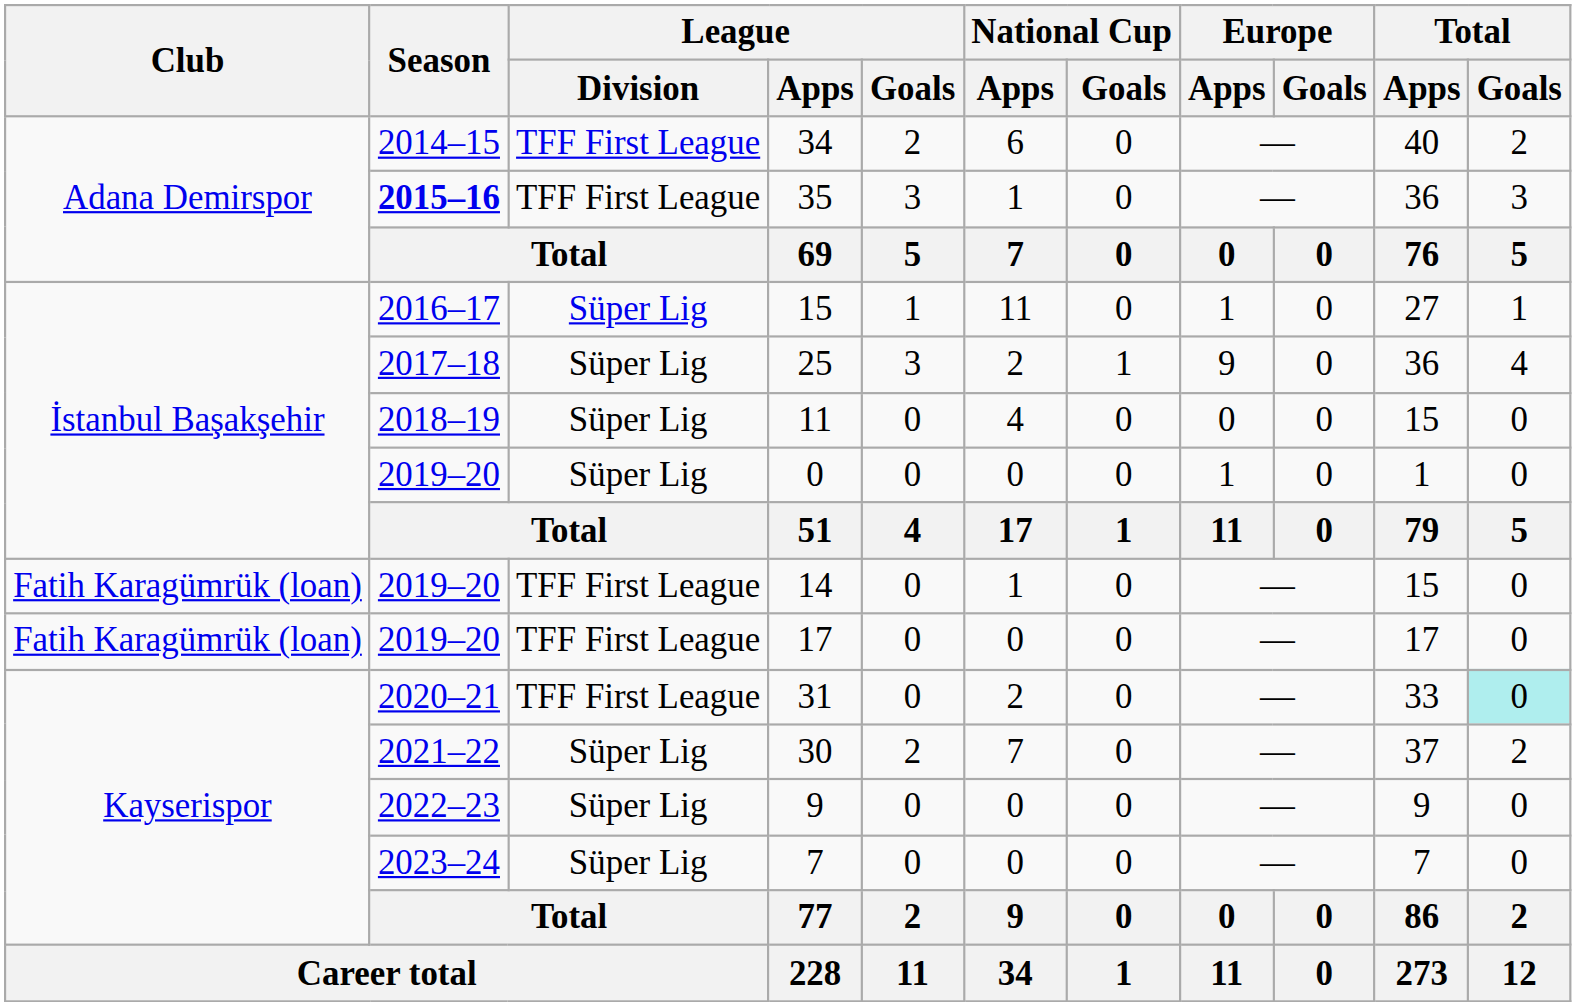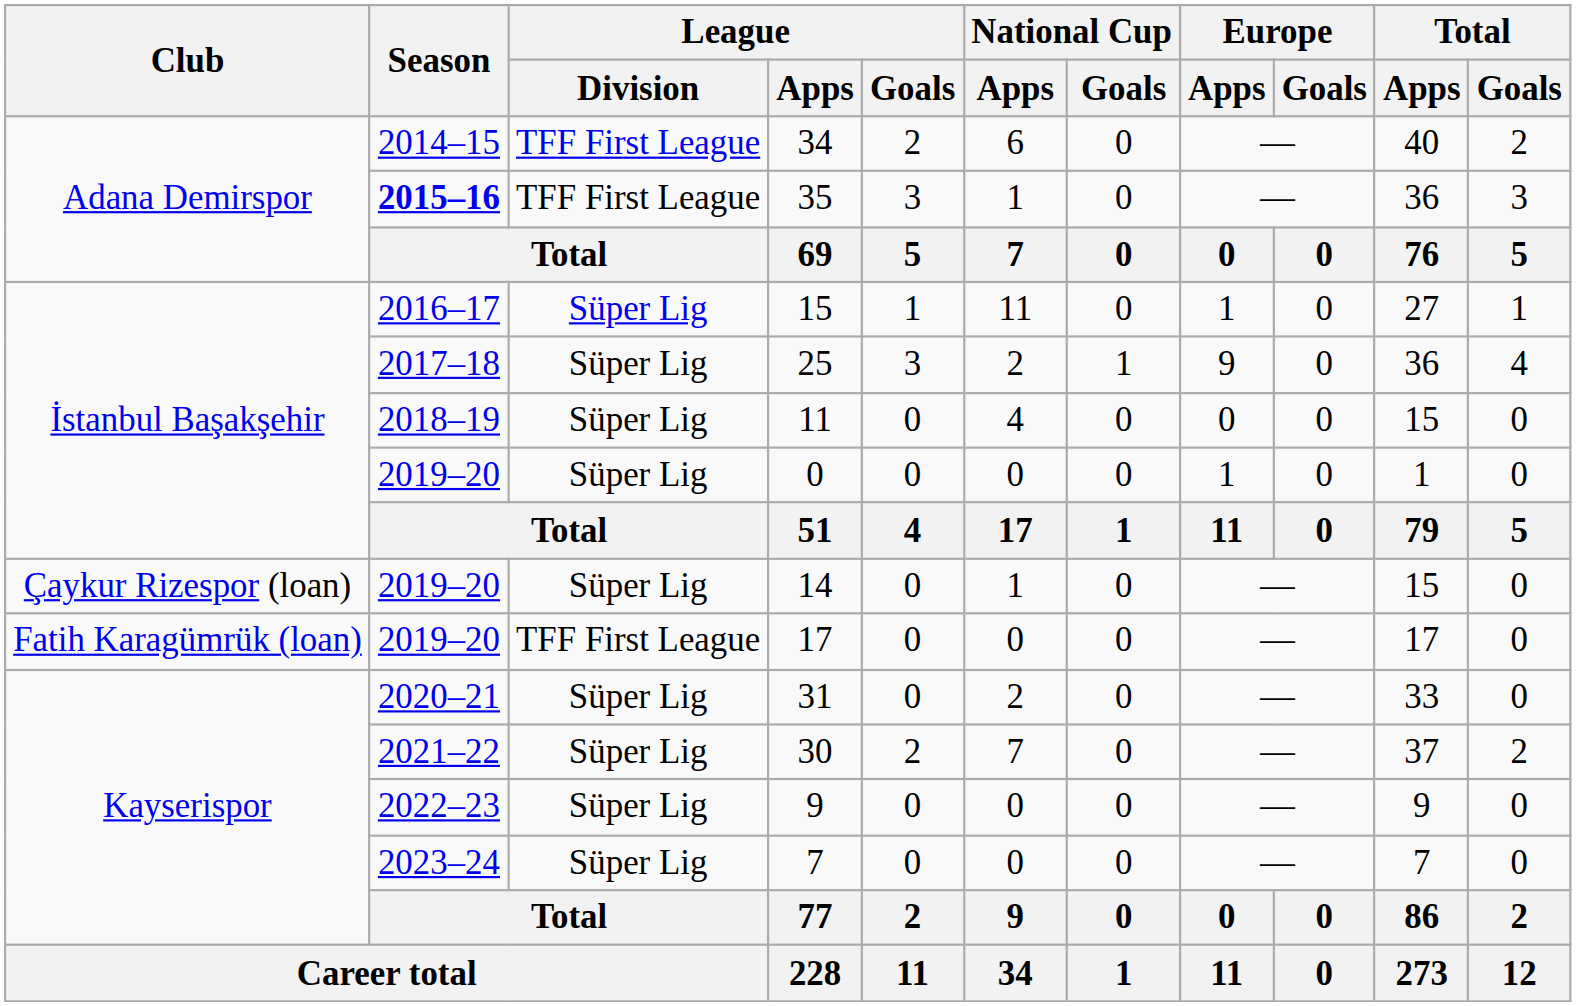(187, 585) Fatih Karagümrük (loan) -> (187, 585) Çaykur Rizespor (loan)
(638, 585) TFF First League -> (638, 585) Süper Lig
(638, 695) TFF First League -> (638, 695) Süper Lig
(1519, 695) paleturquoise background -> (1519, 695) no background
